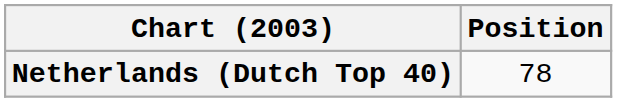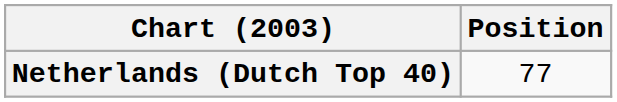(536, 74) 78 -> (536, 74) 77
